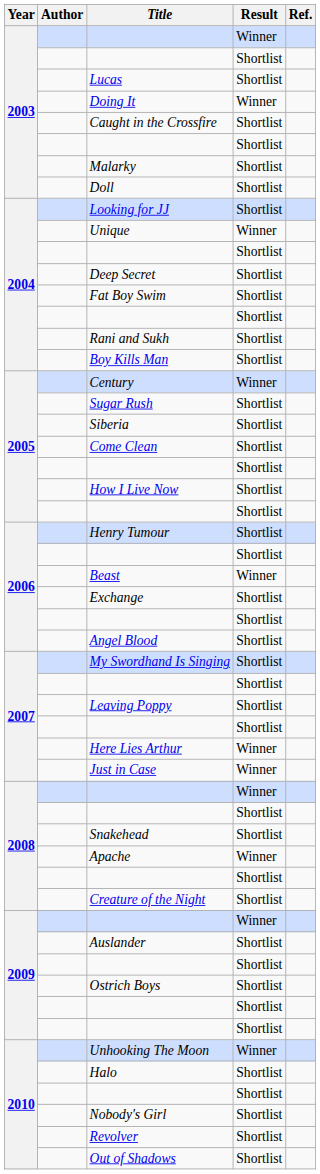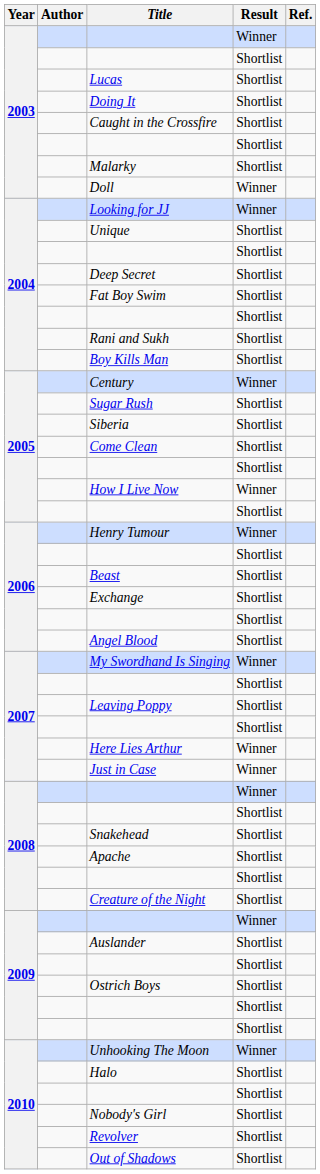(256, 101) Winner -> (259, 101) Shortlist
(259, 187) Shortlist -> (256, 187) Winner
(259, 209) Shortlist -> (256, 209) Winner
(256, 230) Winner -> (259, 230) Shortlist
(259, 489) Shortlist -> (256, 489) Winner
(259, 532) Shortlist -> (256, 532) Winner
(256, 576) Winner -> (259, 576) Shortlist
(259, 662) Shortlist -> (256, 662) Winner
(256, 856) Winner -> (259, 856) Shortlist
